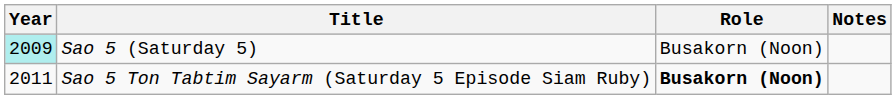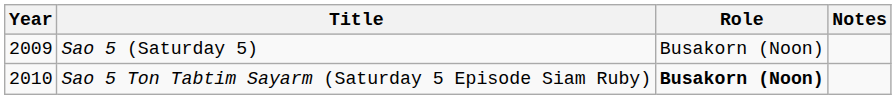(31, 49) paleturquoise background -> (31, 49) no background
(31, 79) 2011 -> (31, 79) 2010
